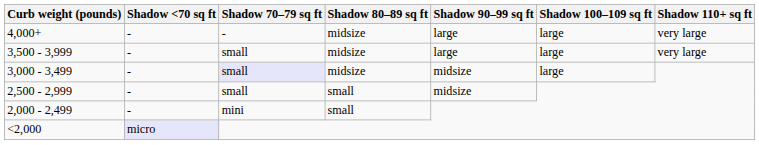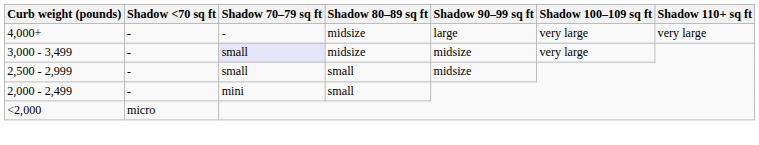(552, 33) large -> (564, 33) very large
- row: (40, 52)
(552, 71) large -> (564, 52) very large
(141, 129) lavender background -> (141, 110) no background
